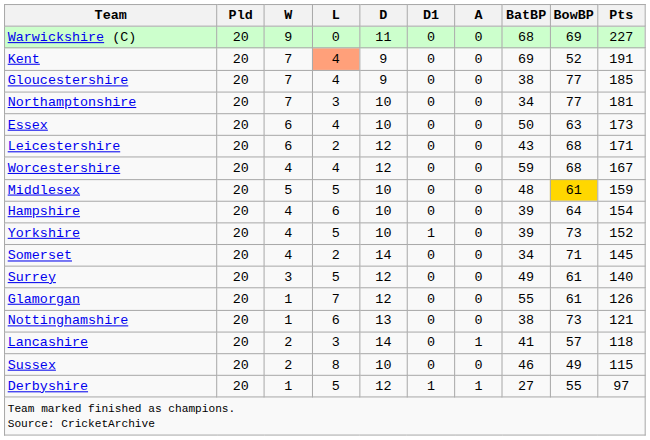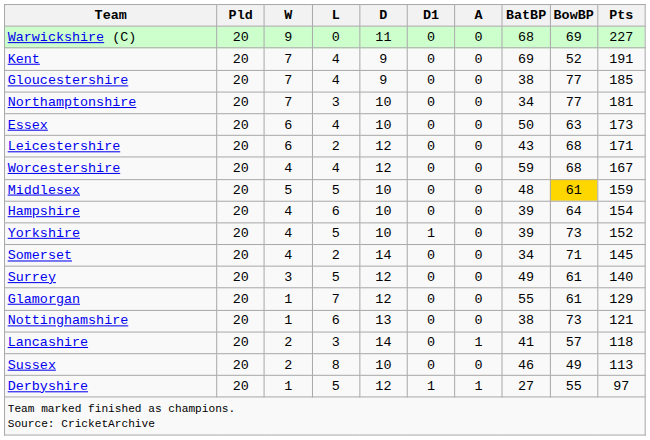(336, 59) lightsalmon background -> (336, 59) no background
(621, 299) 126 -> (621, 299) 129
(621, 365) 115 -> (621, 365) 113
